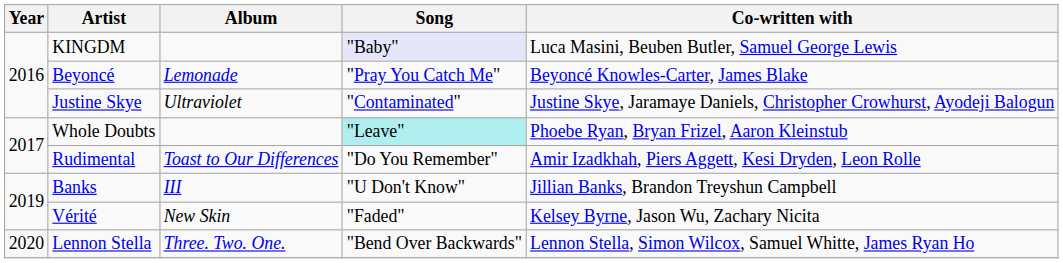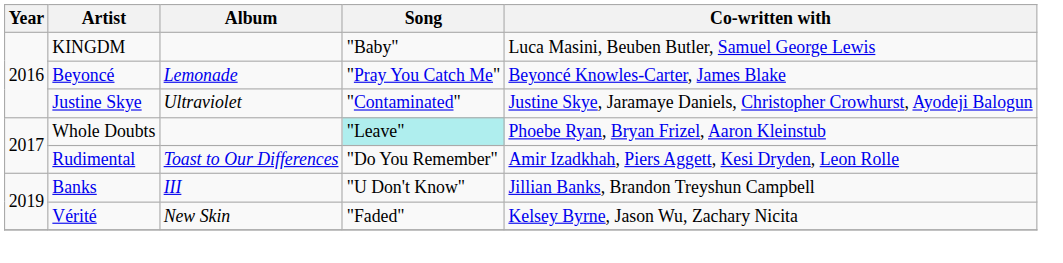(373, 46) lavender background -> (373, 46) no background
- row: (102, 243)
